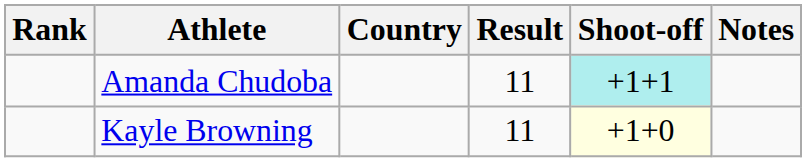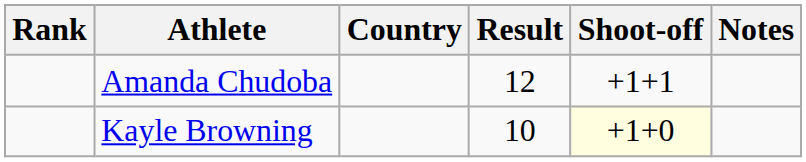(520, 80) 11 -> (520, 80) 12
(641, 80) paleturquoise background -> (641, 80) no background
(520, 130) 11 -> (520, 130) 10
